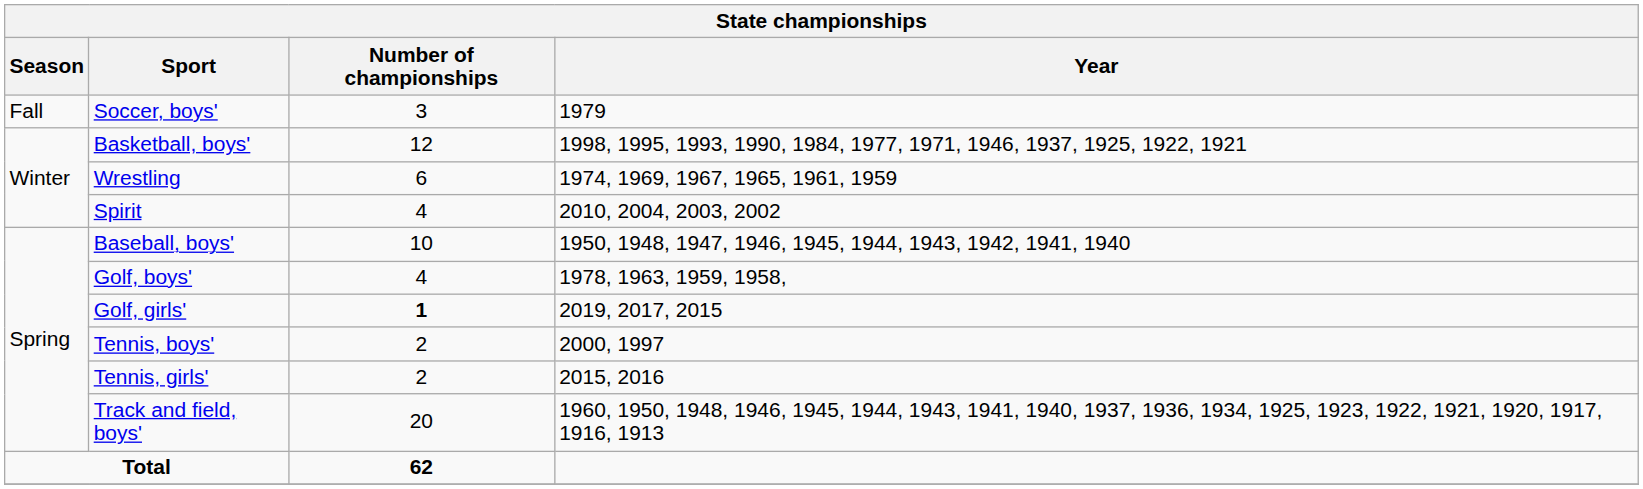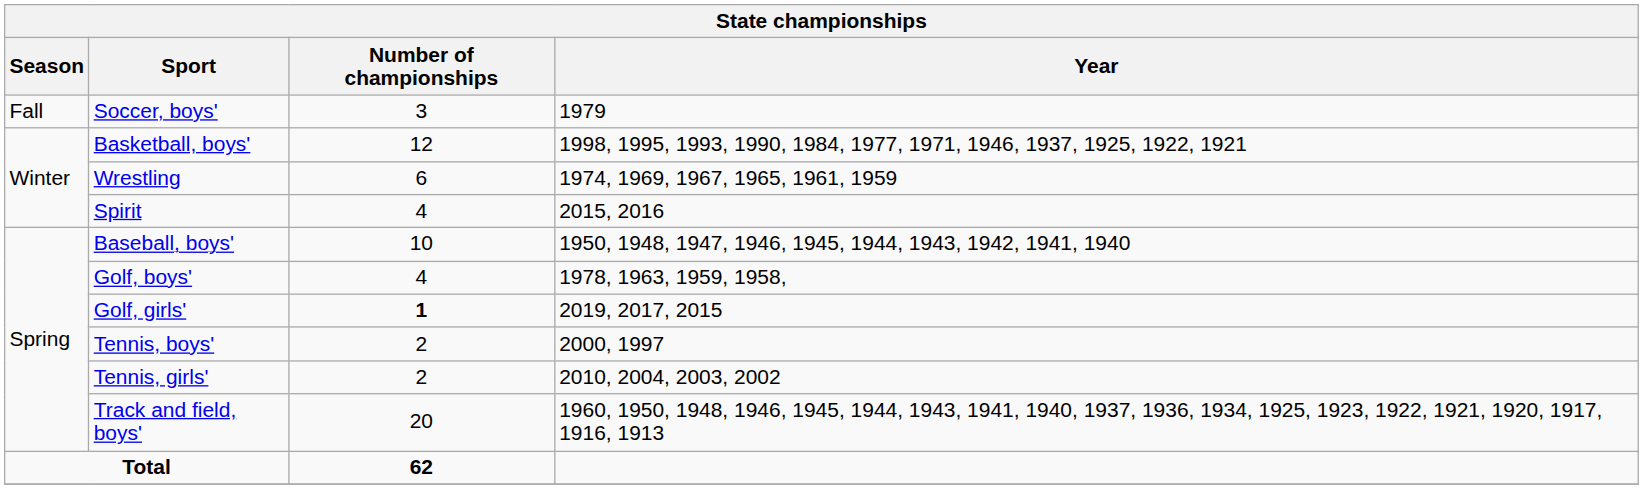(670, 210) 2010, 2004, 2003, 2002 -> (612, 210) 2015, 2016
(612, 377) 2015, 2016 -> (670, 377) 2010, 2004, 2003, 2002
